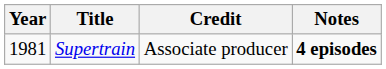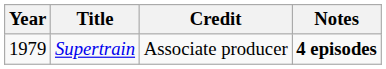(28, 49) 1981 -> (28, 49) 1979
